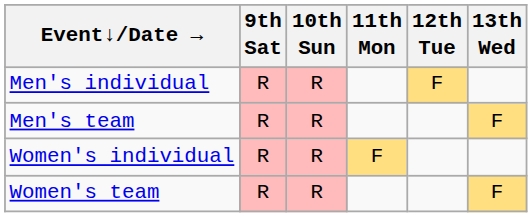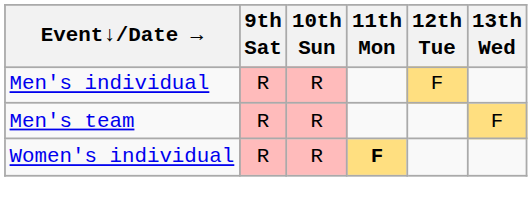(377, 157) normal -> (377, 157) bold
- row: (84, 193)
